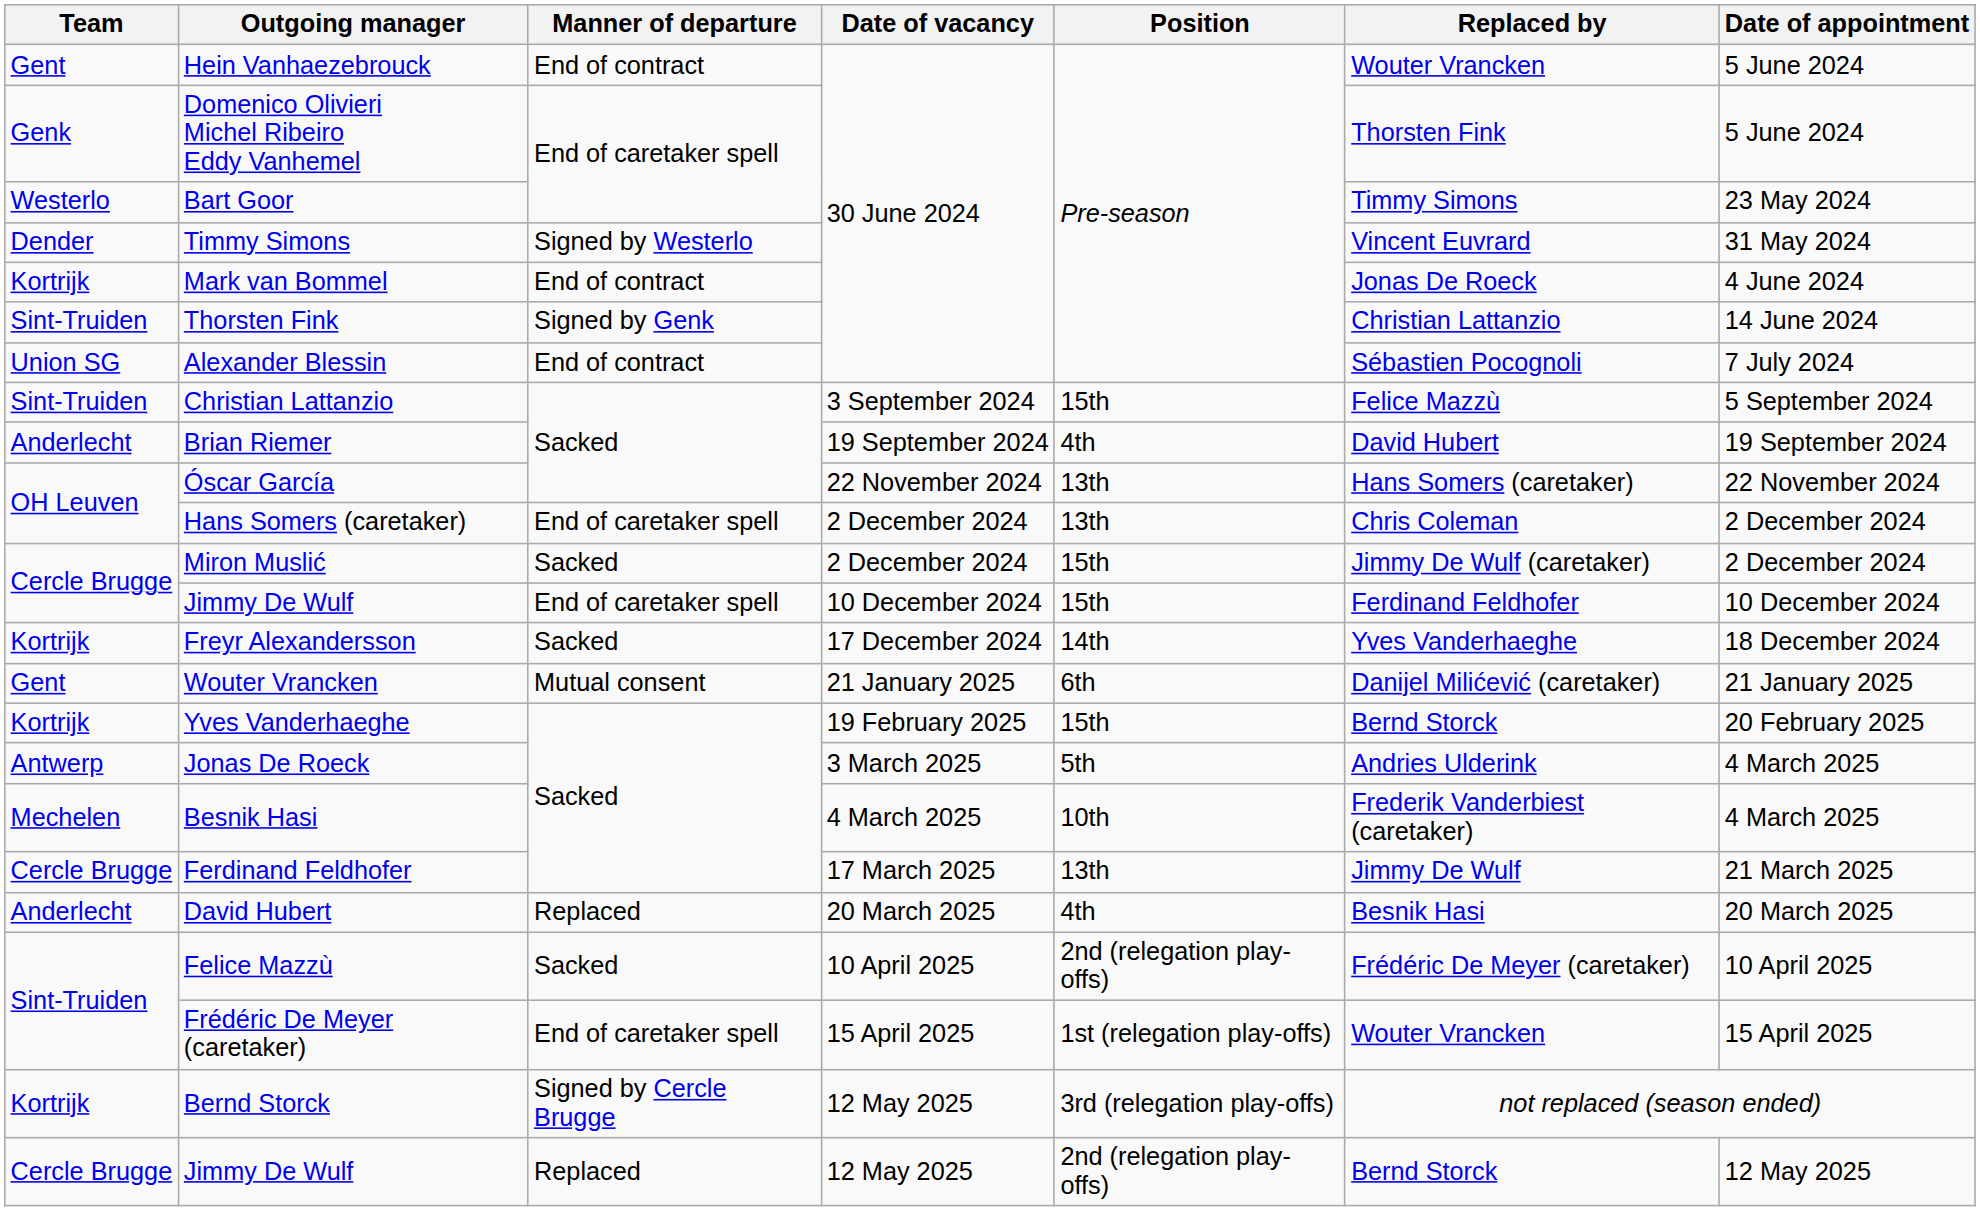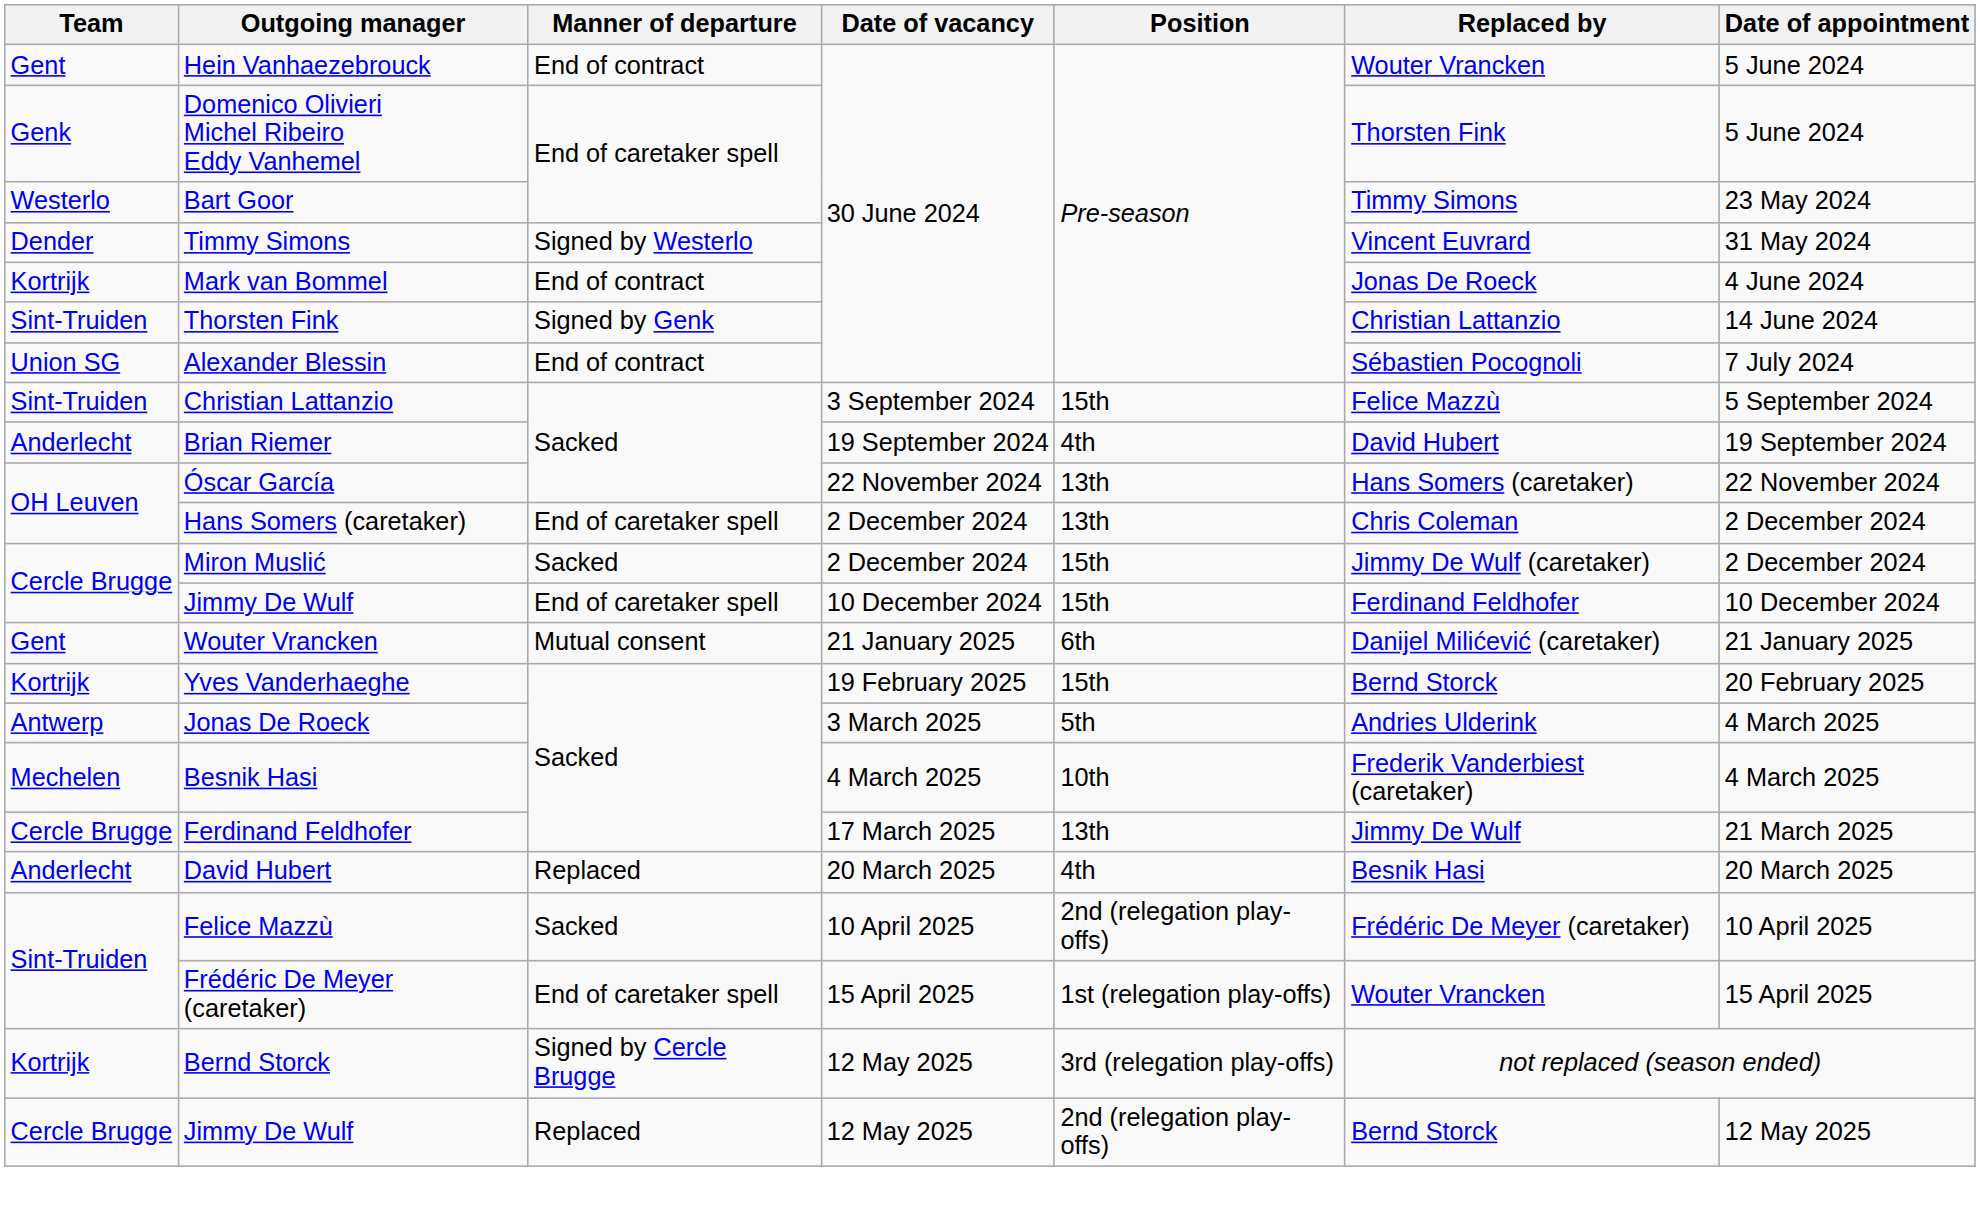- row: (300, 642)
